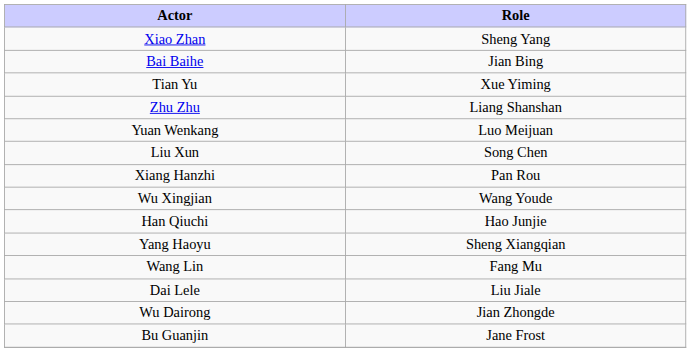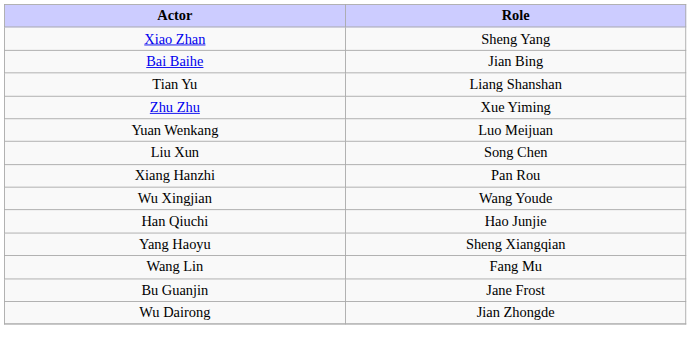(516, 84) Xue Yiming -> (516, 84) Liang Shanshan
(516, 107) Liang Shanshan -> (516, 107) Xue Yiming
- row: (175, 289)
rows swapped: (175, 312) <-> (175, 335)
